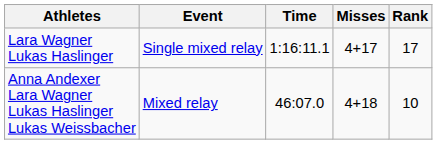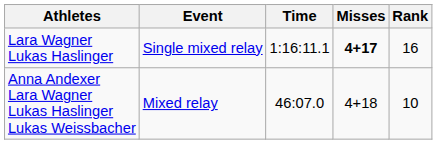(361, 48) normal -> (361, 48) bold
(410, 48) 17 -> (410, 48) 16
